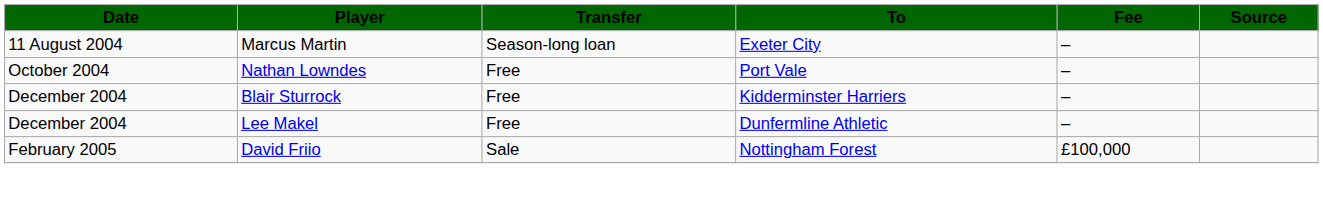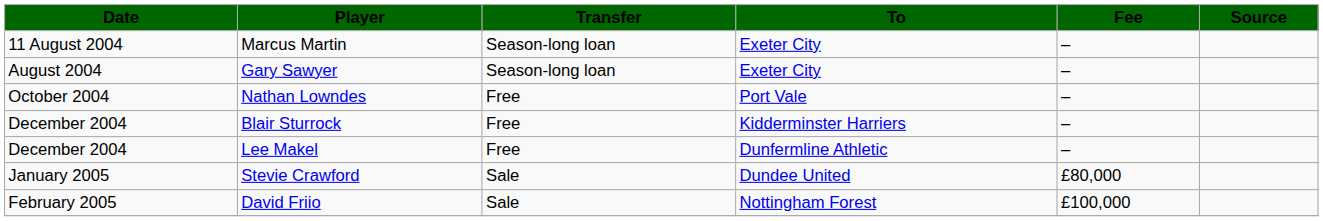+ row: (289, 70)
+ row: (300, 176)
